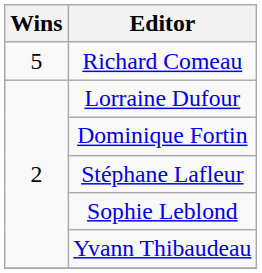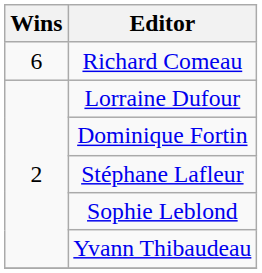(36, 60) 5 -> (36, 60) 6
